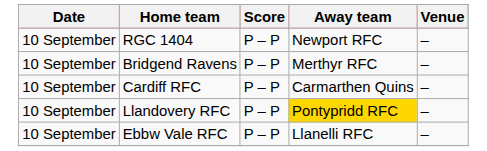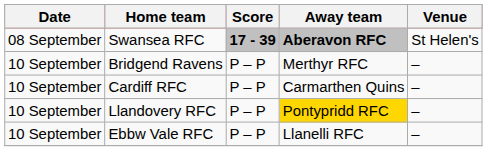+ row: (156, 40)
- row: (158, 40)
